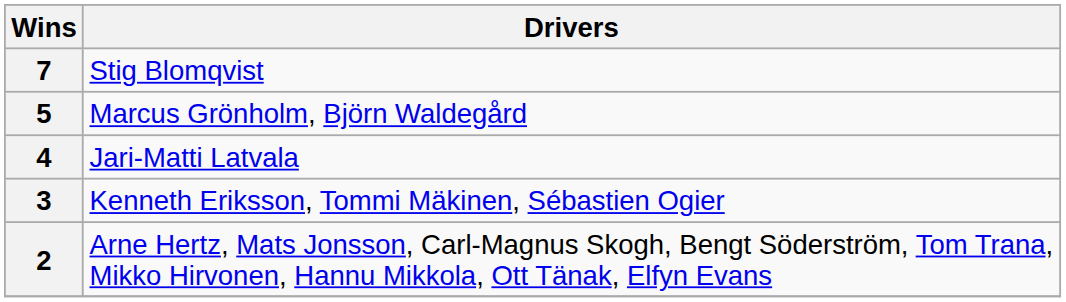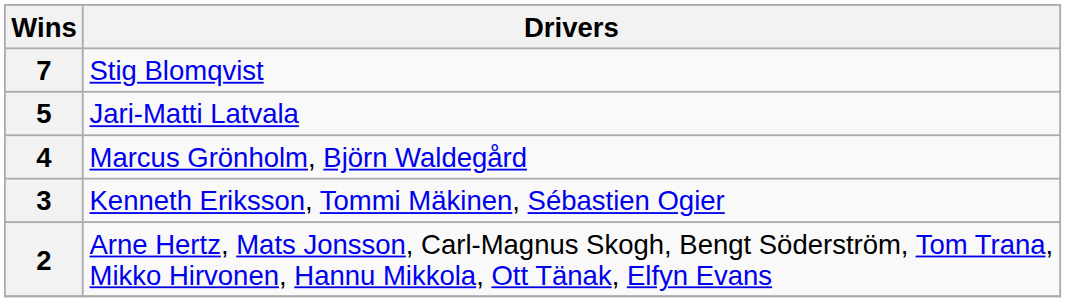(308, 114) Marcus Grönholm, Björn Waldegård -> (194, 114) Jari-Matti Latvala
(194, 158) Jari-Matti Latvala -> (308, 158) Marcus Grönholm, Björn Waldegård
